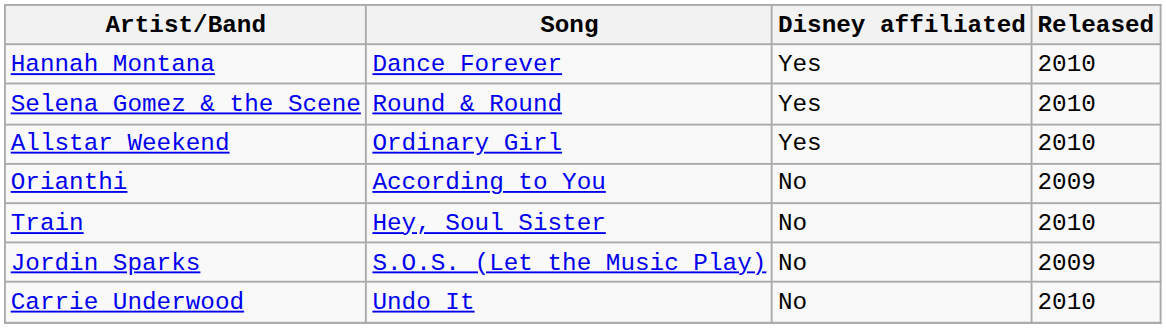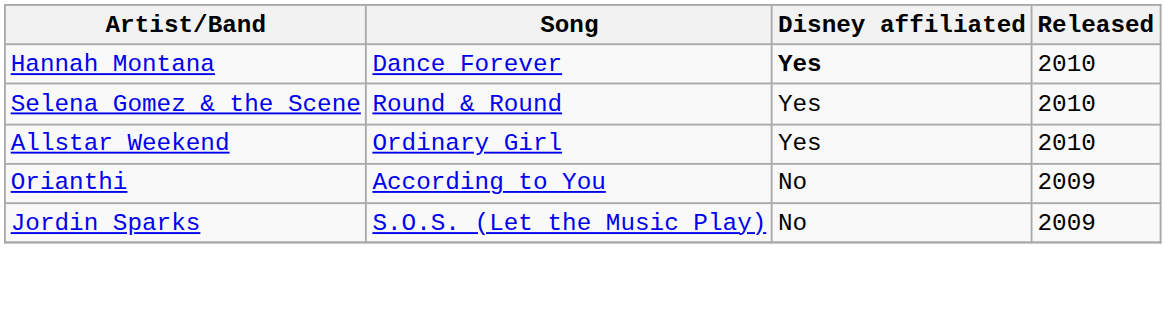(800, 64) normal -> (800, 64) bold
- row: (47, 223)
- row: (127, 302)
